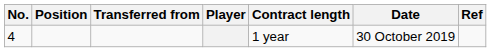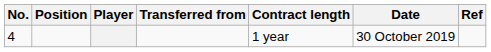columns swapped: (226, 15) <-> (147, 15)
